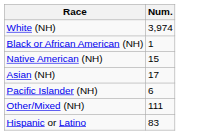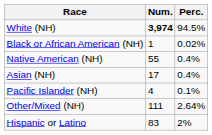+ column: (191, 12)
(160, 28) normal -> (160, 28) bold
(153, 59) 15 -> (153, 59) 55
(151, 91) 6 -> (151, 91) 4
